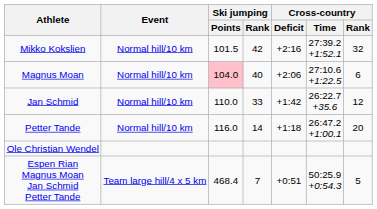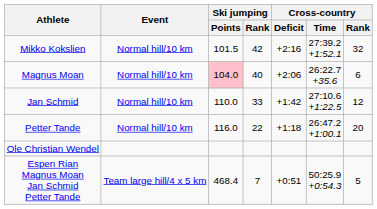(325, 75) 27:10.6 +1:22.5 -> (325, 75) 26:22.7 +35.6
(325, 102) 26:22.7 +35.6 -> (325, 102) 27:10.6 +1:22.5
(257, 128) 14 -> (257, 128) 22
